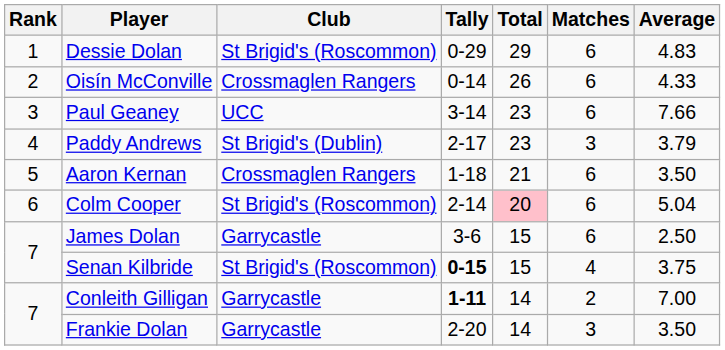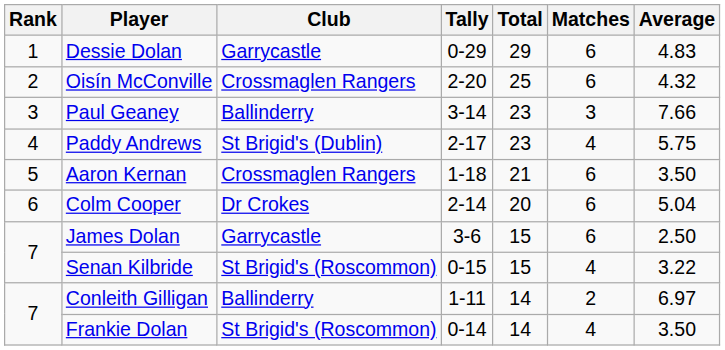(329, 50) St Brigid's (Roscommon) -> (271, 50) Garrycastle
(467, 81) 0-14 -> (467, 81) 2-20
(520, 81) 26 -> (520, 81) 25
(677, 81) 4.33 -> (677, 81) 4.32
(242, 112) UCC -> (267, 112) Ballinderry
(591, 112) 6 -> (591, 112) 3
(591, 143) 3 -> (591, 143) 4
(677, 143) 3.79 -> (677, 143) 5.75
(329, 205) St Brigid's (Roscommon) -> (265, 205) Dr Crokes
(520, 205) pink background -> (520, 205) no background
(467, 267) bold -> (467, 267) normal
(677, 267) 3.75 -> (677, 267) 3.22
(271, 298) Garrycastle -> (267, 298) Ballinderry
(467, 298) bold -> (467, 298) normal
(677, 298) 7.00 -> (677, 298) 6.97
(271, 329) Garrycastle -> (329, 329) St Brigid's (Roscommon)
(467, 329) 2-20 -> (467, 329) 0-14
(591, 329) 3 -> (591, 329) 4
